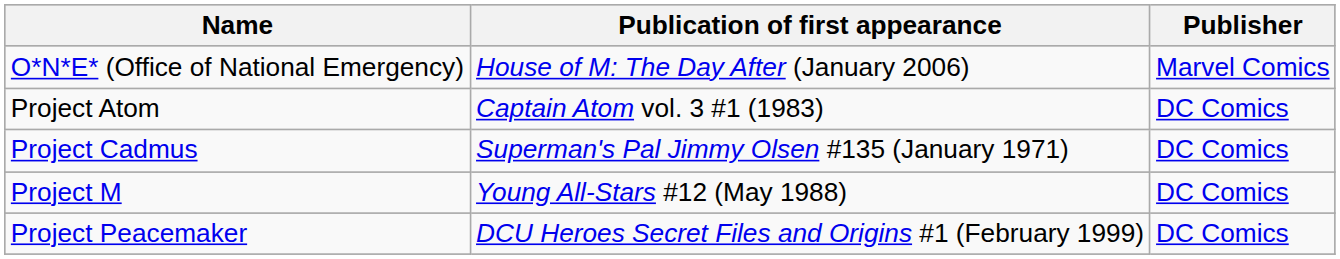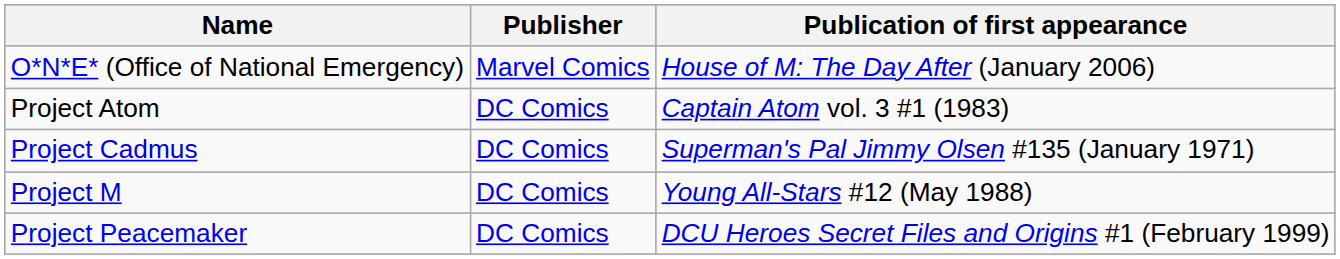columns swapped: (810, 25) <-> (1243, 25)
